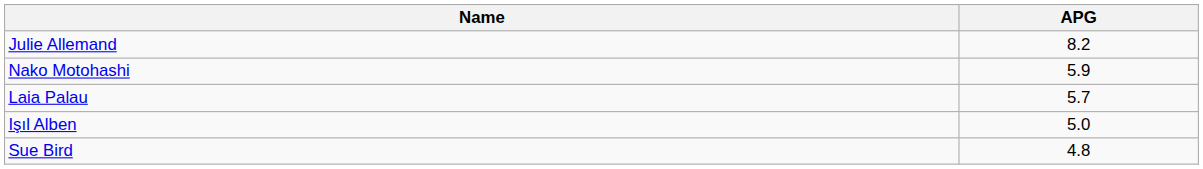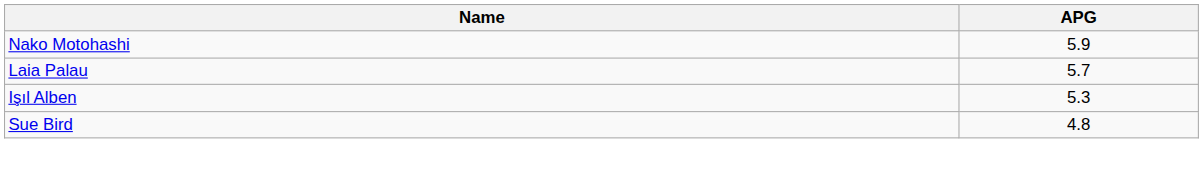- row: (63, 44)
(1079, 124) 5.0 -> (1079, 97) 5.3
